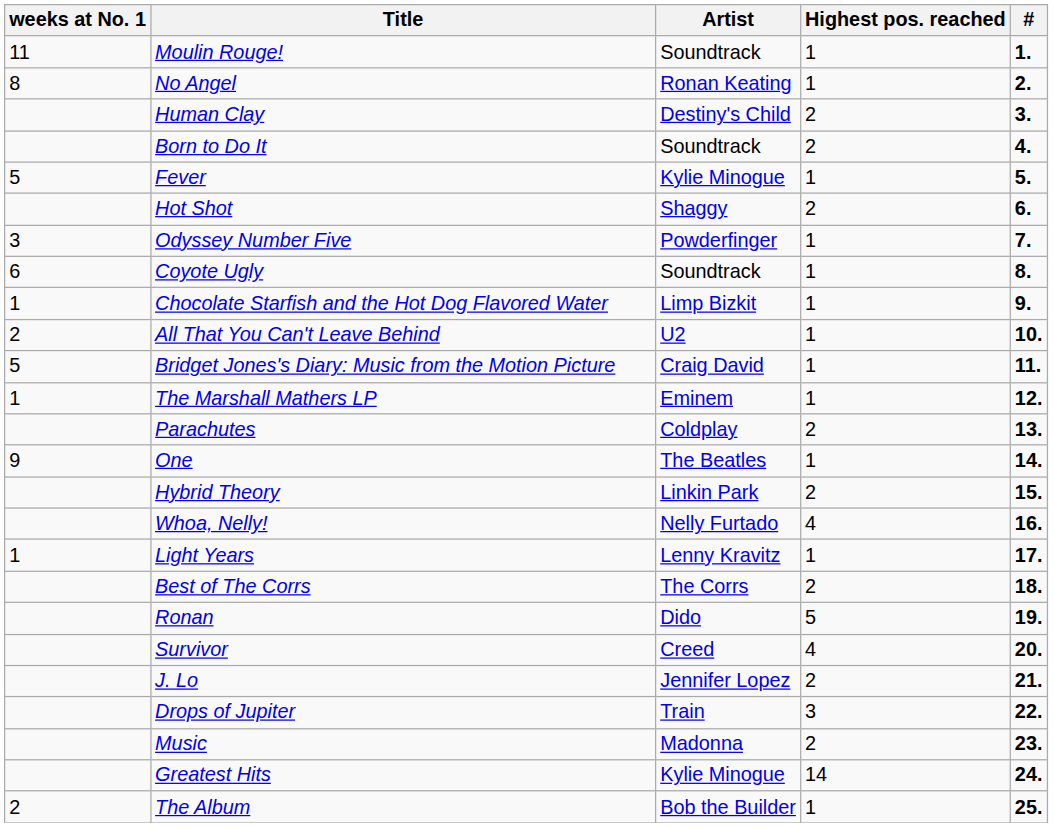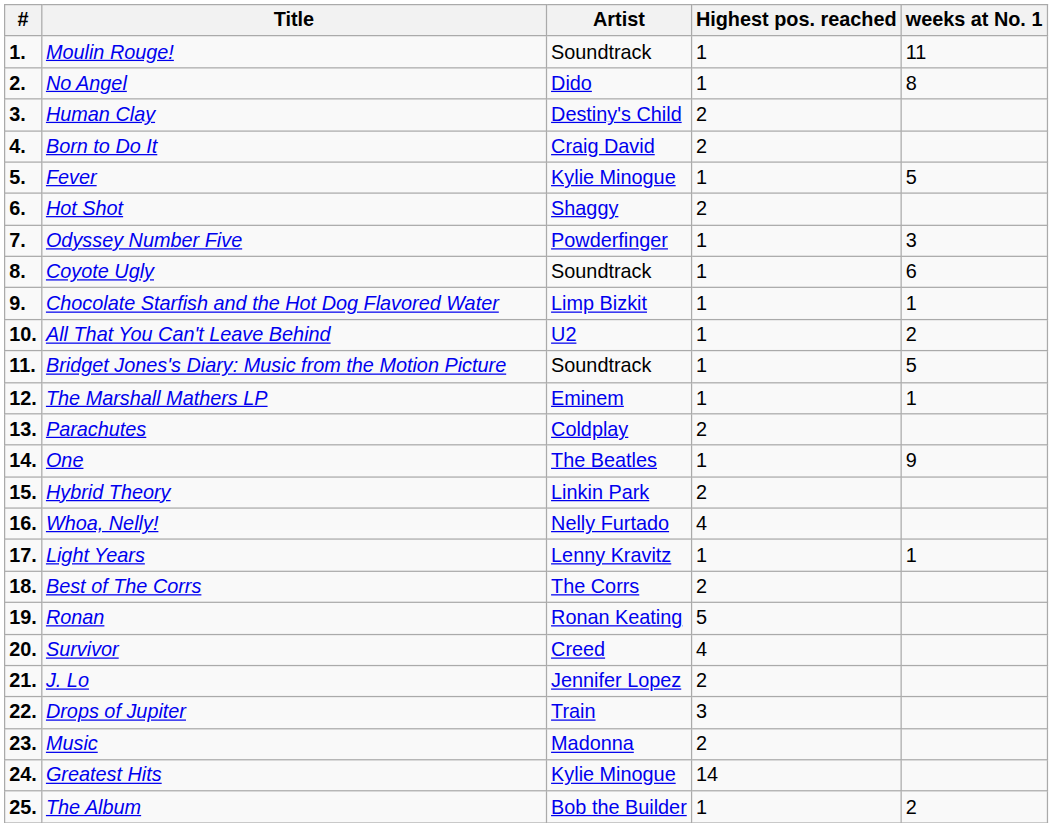columns swapped: (1029, 20) <-> (78, 20)
(726, 83) Ronan Keating -> (571, 83) Dido
(710, 146) Soundtrack -> (603, 146) Craig David
(712, 366) Craig David -> (601, 366) Soundtrack
(681, 618) Dido -> (617, 618) Ronan Keating
